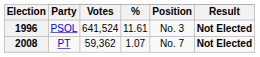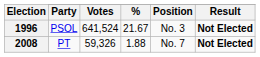(135, 28) 11.61 -> (136, 28) 21.67
(100, 44) 59,362 -> (100, 44) 59,326
(135, 44) 1.07 -> (136, 44) 1.88
